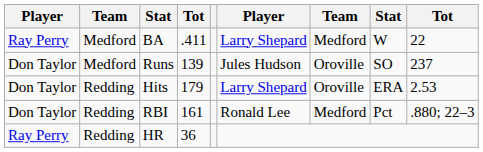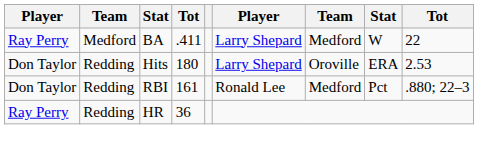- row: (158, 64)
(192, 87) 179 -> (187, 64) 180
